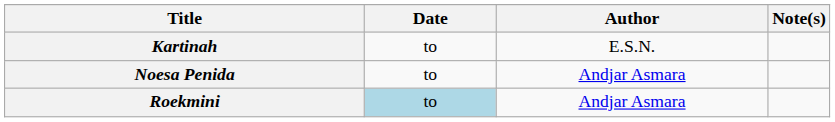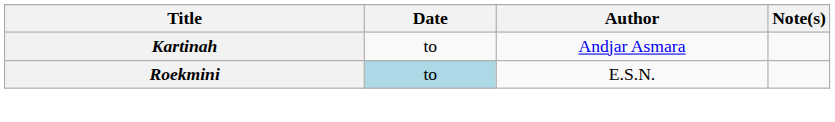(632, 46) E.S.N. -> (632, 46) Andjar Asmara
- row: (185, 74)
(632, 102) Andjar Asmara -> (632, 74) E.S.N.
